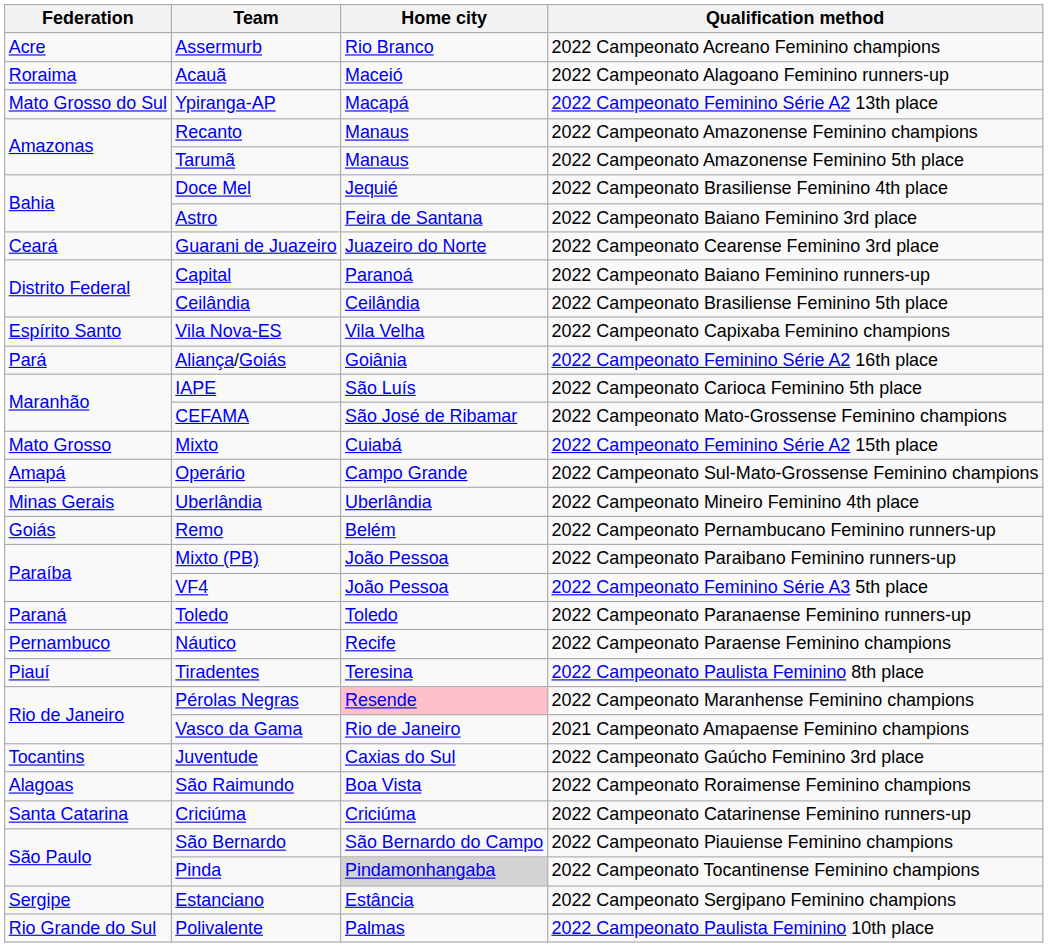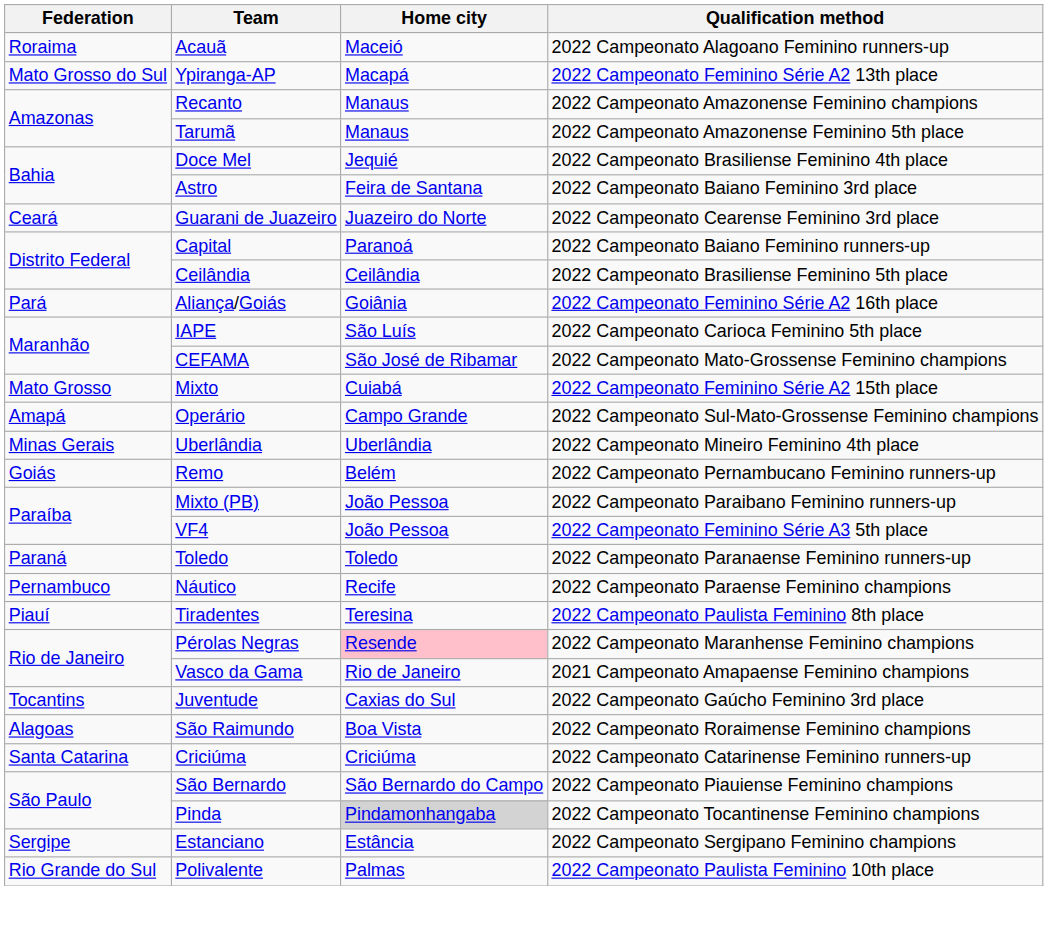- row: (219, 47)
- row: (228, 331)
